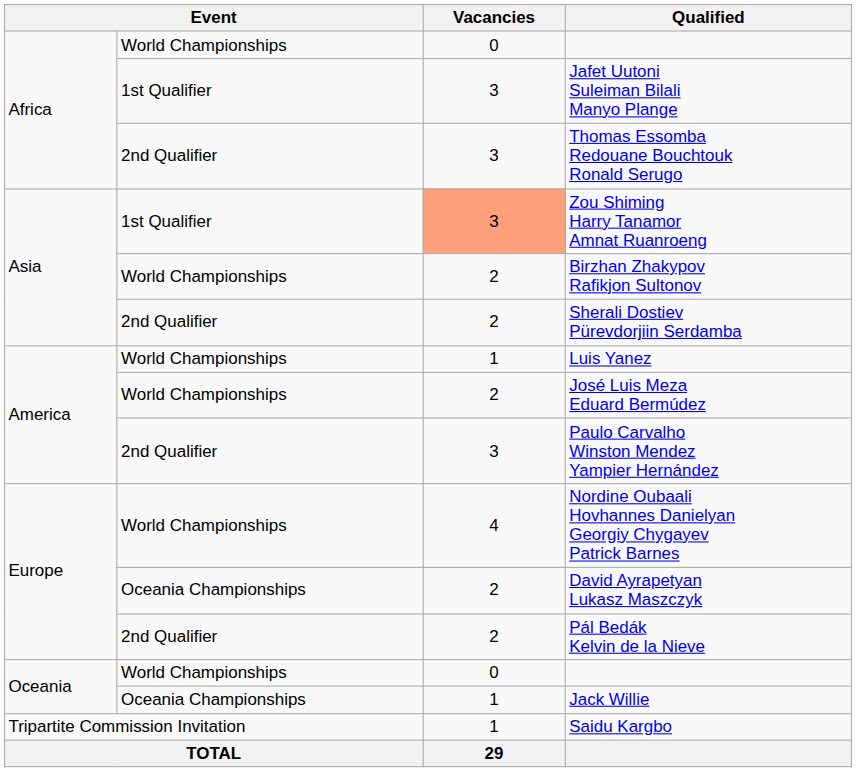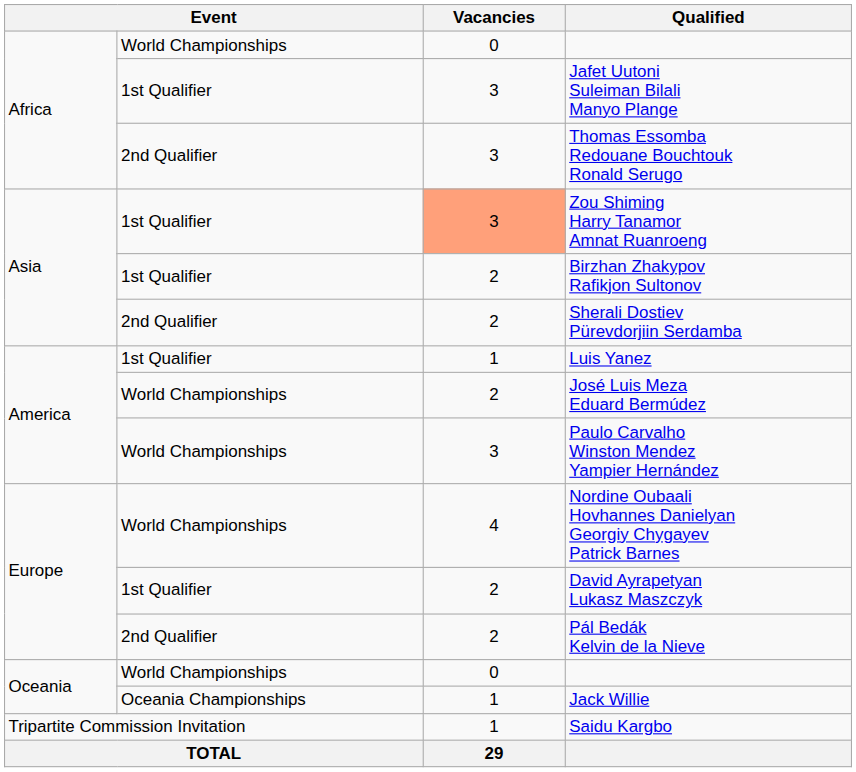(204, 276) World Championships -> (166, 276) 1st Qualifier
(204, 358) World Championships -> (166, 358) 1st Qualifier
(169, 450) 2nd Qualifier -> (204, 450) World Championships
(213, 590) Oceania Championships -> (166, 590) 1st Qualifier
